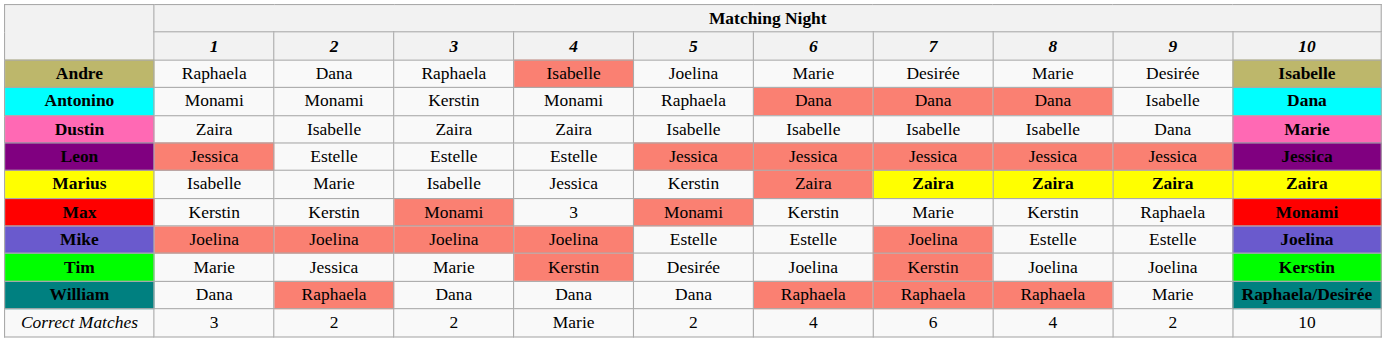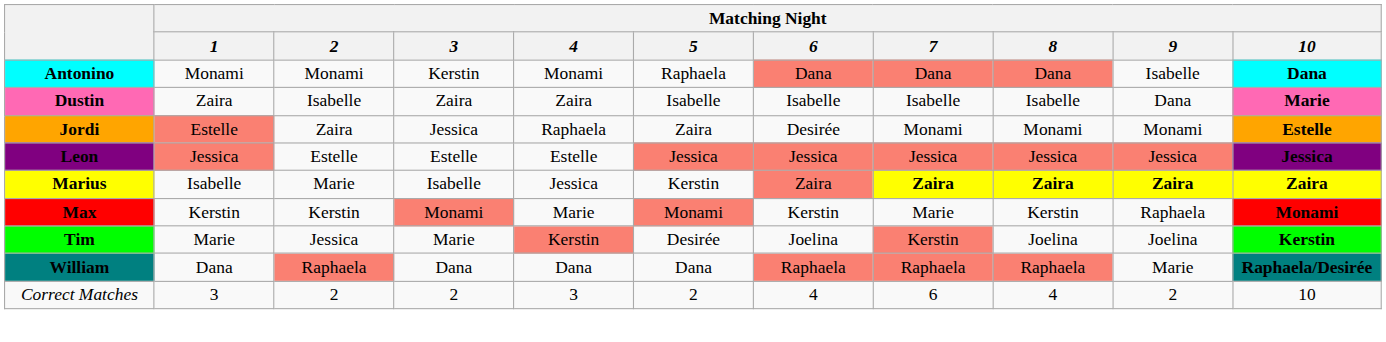- row: (79, 73)
+ row: (79, 128)
(574, 211) 3 -> (574, 211) Marie
- row: (79, 239)
(574, 322) Marie -> (574, 294) 3
